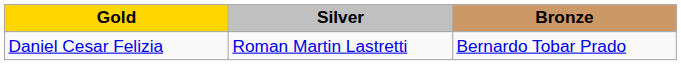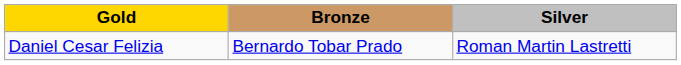columns swapped: (340, 18) <-> (564, 18)
